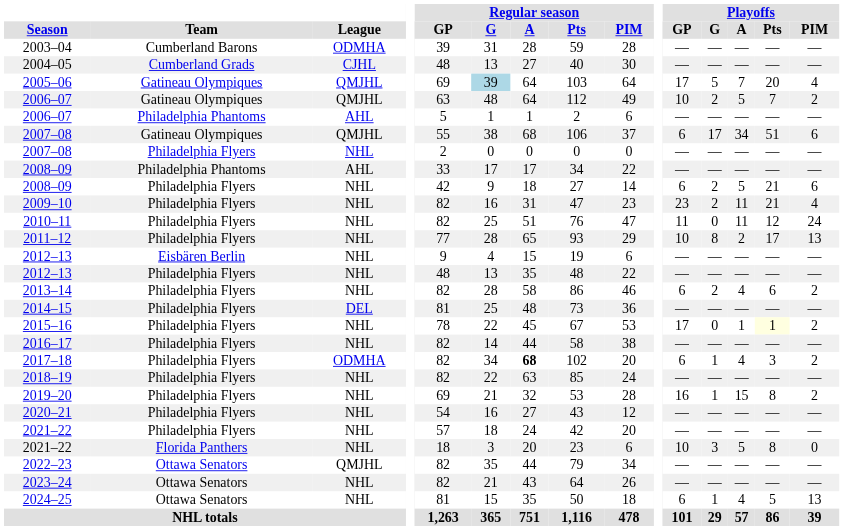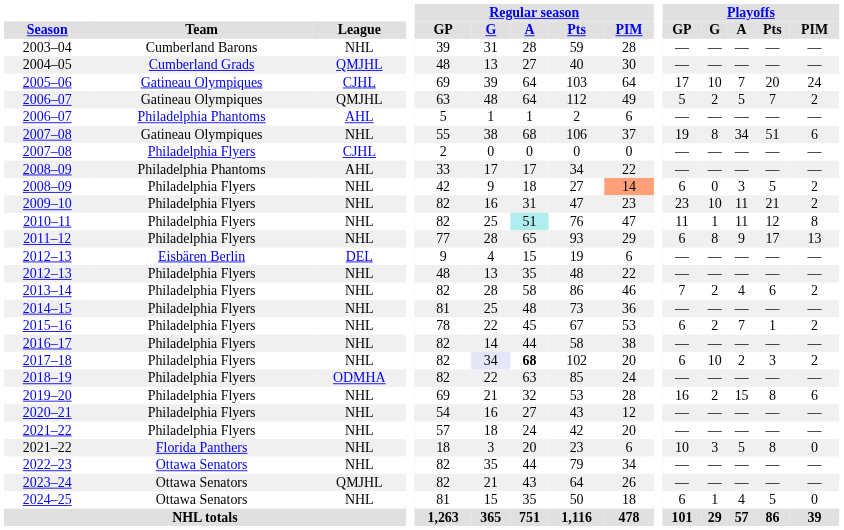(359, 47) ODMHA -> (359, 47) NHL
(359, 64) CJHL -> (359, 64) QMJHL
(359, 82) QMJHL -> (359, 82) CJHL
(491, 82) lightblue background -> (491, 82) no background
(715, 82) 5 -> (715, 82) 10
(814, 82) 4 -> (814, 82) 24
(682, 99) 10 -> (682, 99) 5
(359, 134) QMJHL -> (359, 134) NHL
(682, 134) 6 -> (682, 134) 19
(715, 134) 17 -> (715, 134) 8
(359, 151) NHL -> (359, 151) CJHL
(629, 186) no background -> (629, 186) lightsalmon background
(715, 186) 2 -> (715, 186) 0
(742, 186) 5 -> (742, 186) 3
(772, 186) 21 -> (772, 186) 5
(814, 186) 6 -> (814, 186) 2
(715, 204) 2 -> (715, 204) 10
(814, 204) 4 -> (814, 204) 2
(530, 221) no background -> (530, 221) paleturquoise background
(715, 221) 0 -> (715, 221) 1
(814, 221) 24 -> (814, 221) 8
(682, 238) 10 -> (682, 238) 6
(742, 238) 2 -> (742, 238) 9
(359, 256) NHL -> (359, 256) DEL
(682, 291) 6 -> (682, 291) 7
(359, 308) DEL -> (359, 308) NHL
(682, 325) 17 -> (682, 325) 6
(715, 325) 0 -> (715, 325) 2
(742, 325) 1 -> (742, 325) 7
(772, 325) lightyellow background -> (772, 325) no background
(359, 360) ODMHA -> (359, 360) NHL
(491, 360) no background -> (491, 360) lavender background
(715, 360) 1 -> (715, 360) 10
(742, 360) 4 -> (742, 360) 2
(359, 378) NHL -> (359, 378) ODMHA
(715, 395) 1 -> (715, 395) 2
(814, 395) 2 -> (814, 395) 6
(359, 465) QMJHL -> (359, 465) NHL
(359, 482) NHL -> (359, 482) QMJHL
(814, 499) 13 -> (814, 499) 0
